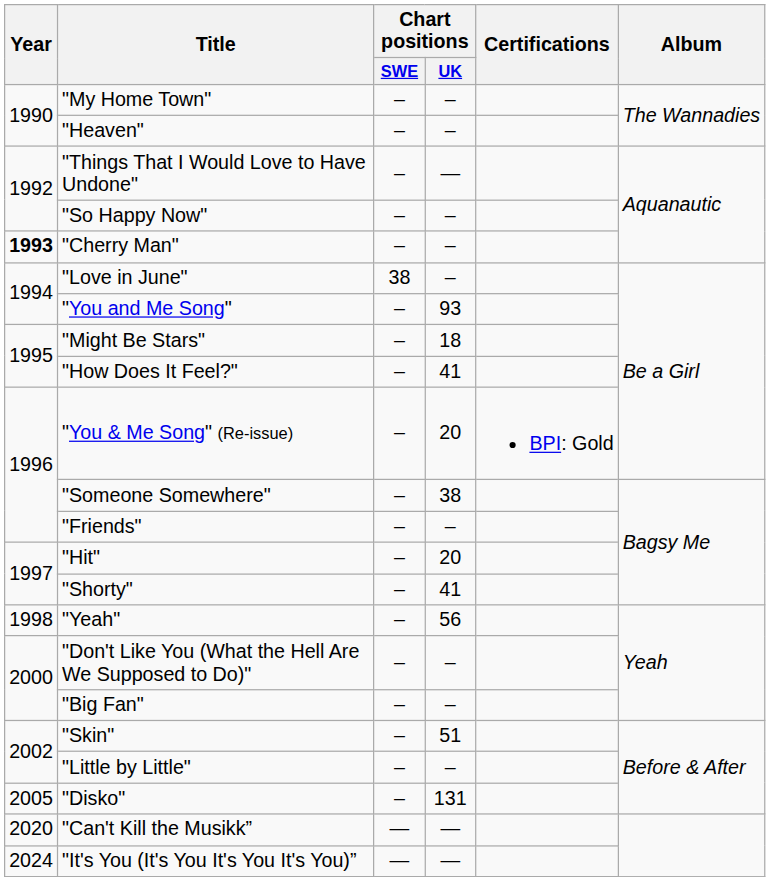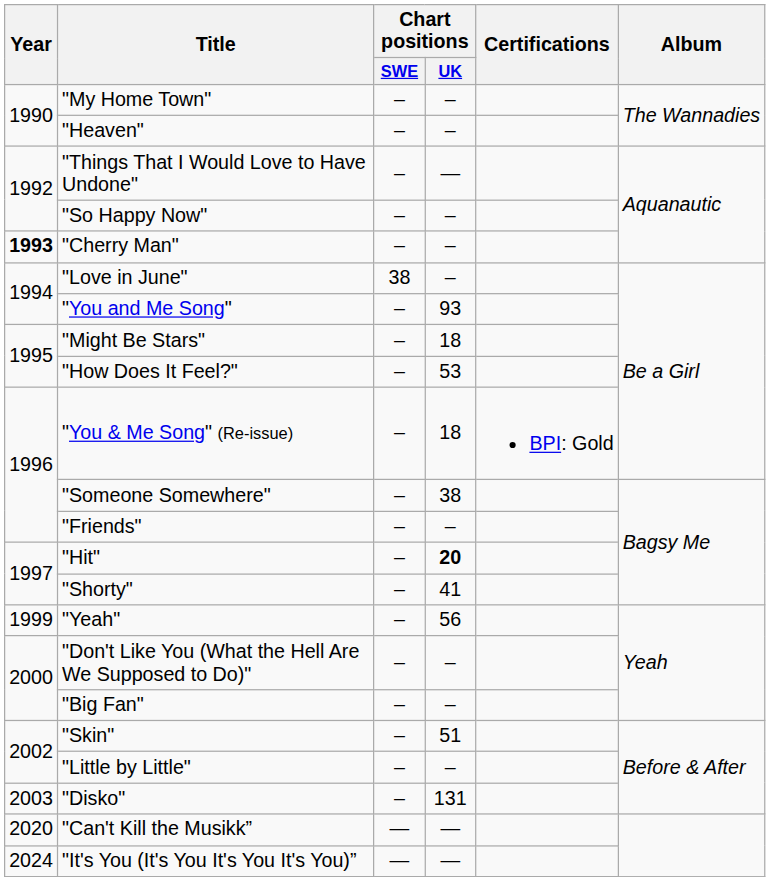(450, 371) 41 -> (450, 371) 53
(450, 433) 20 -> (450, 433) 18
(450, 557) normal -> (450, 557) bold
(31, 620) 1998 -> (31, 620) 1999
(31, 798) 2005 -> (31, 798) 2003
